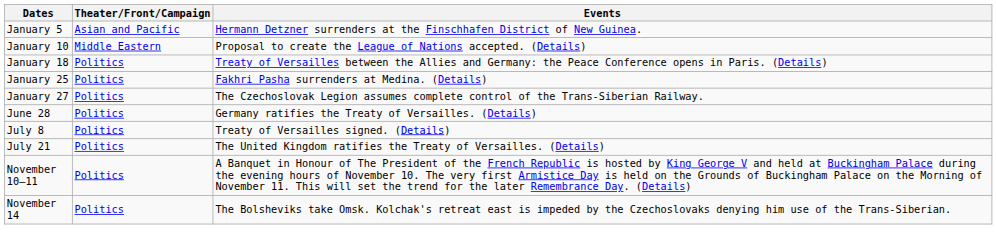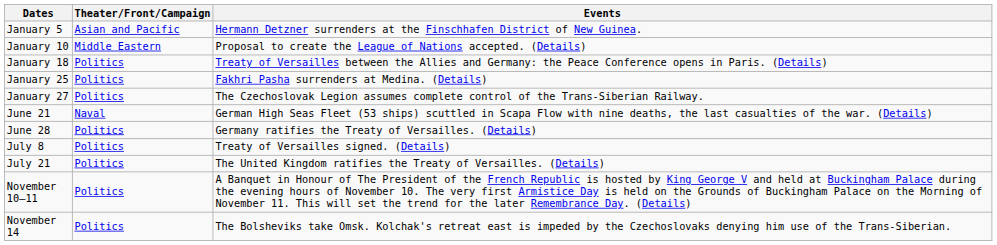+ row: (28, 113)
